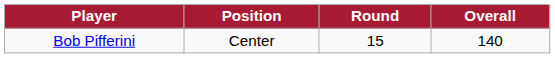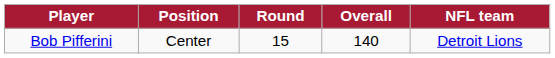+ column: (480, 16)
